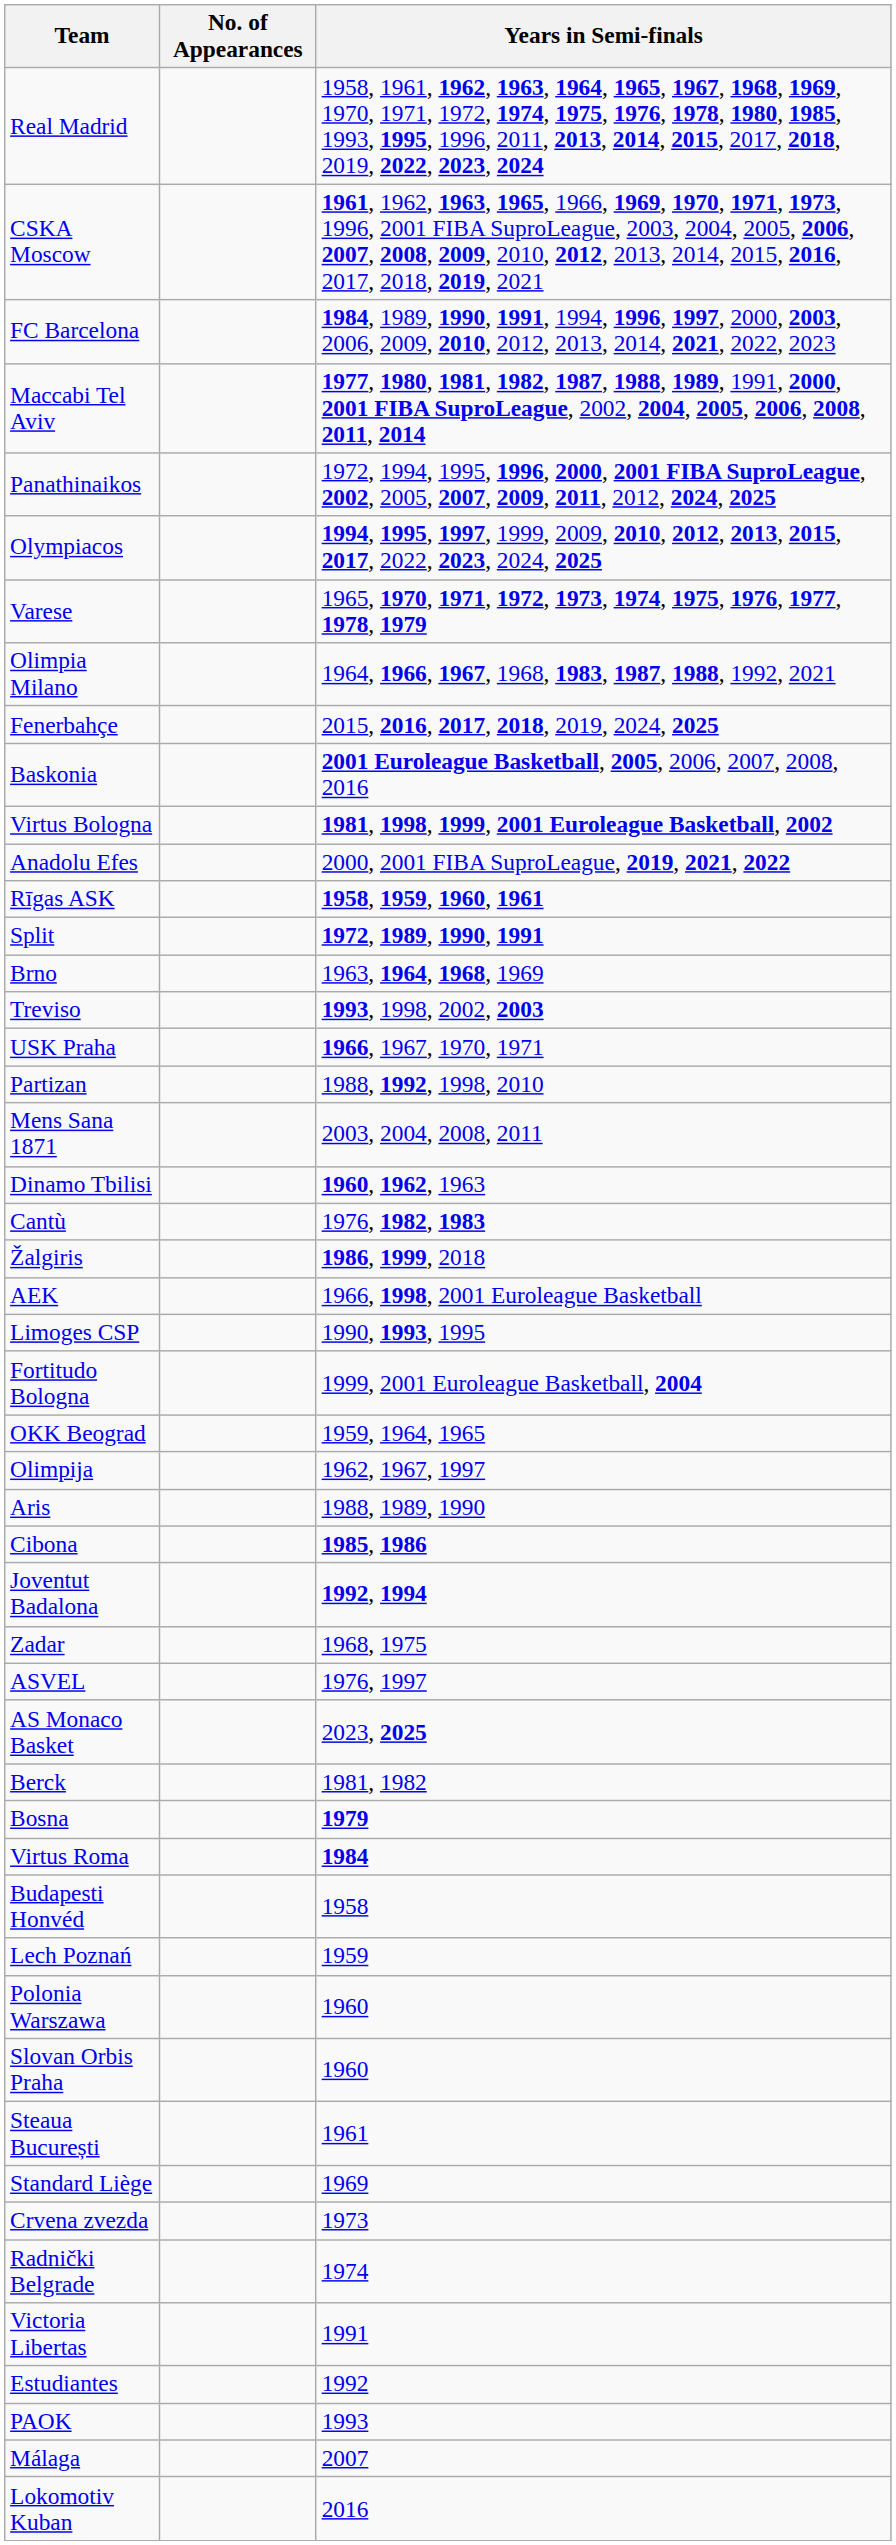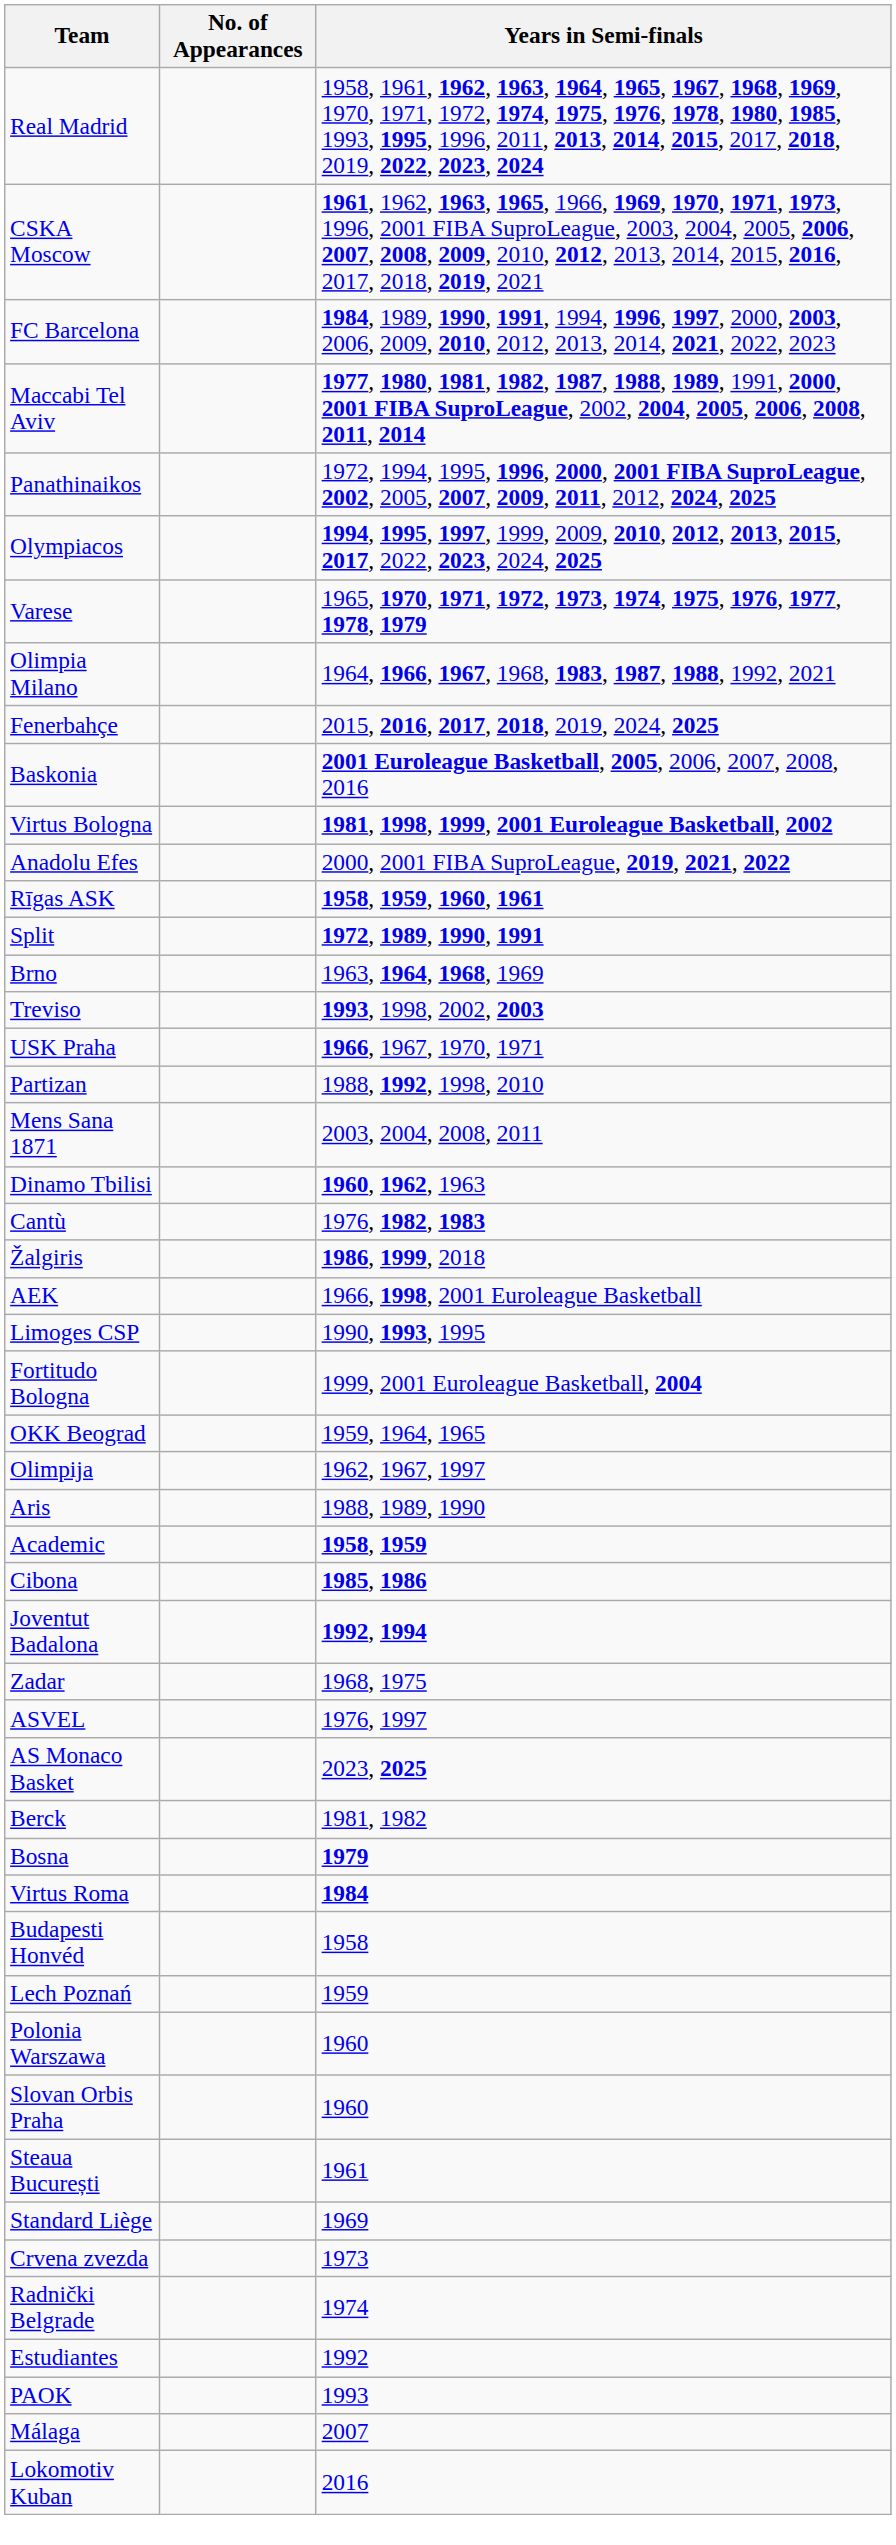+ row: (57, 1544)
- row: (48, 2334)
